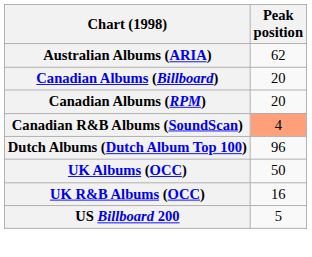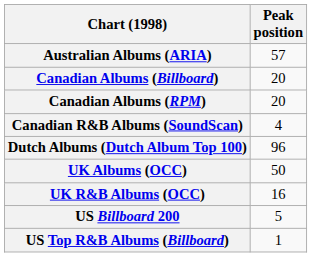(278, 55) 62 -> (278, 55) 57
(278, 124) lightsalmon background -> (278, 124) no background
+ row: (127, 240)
